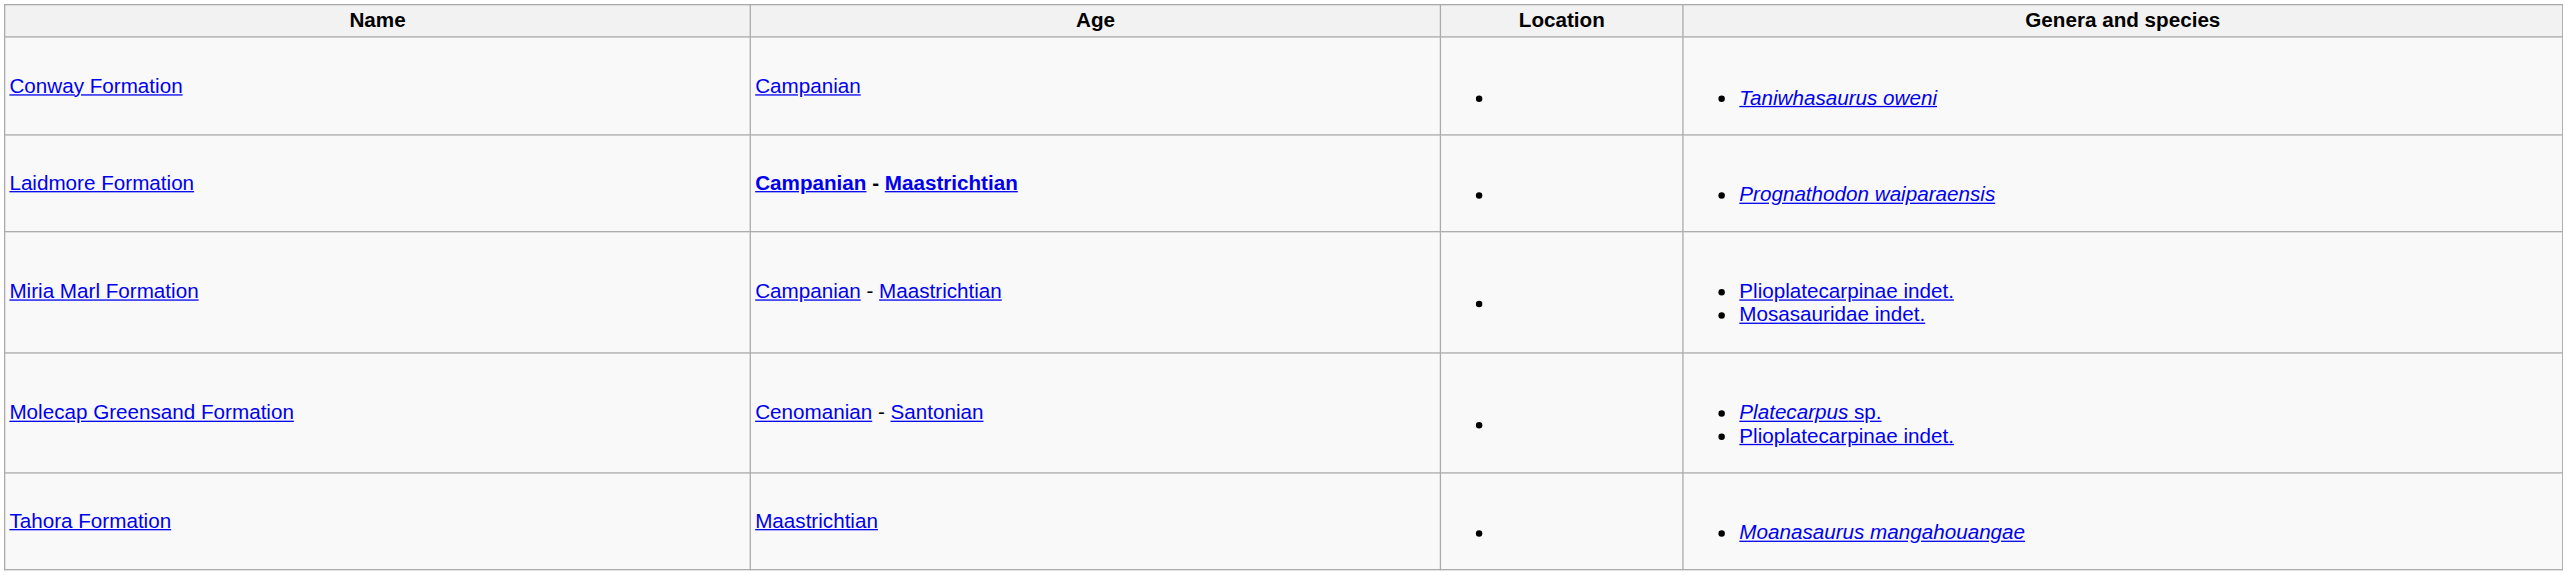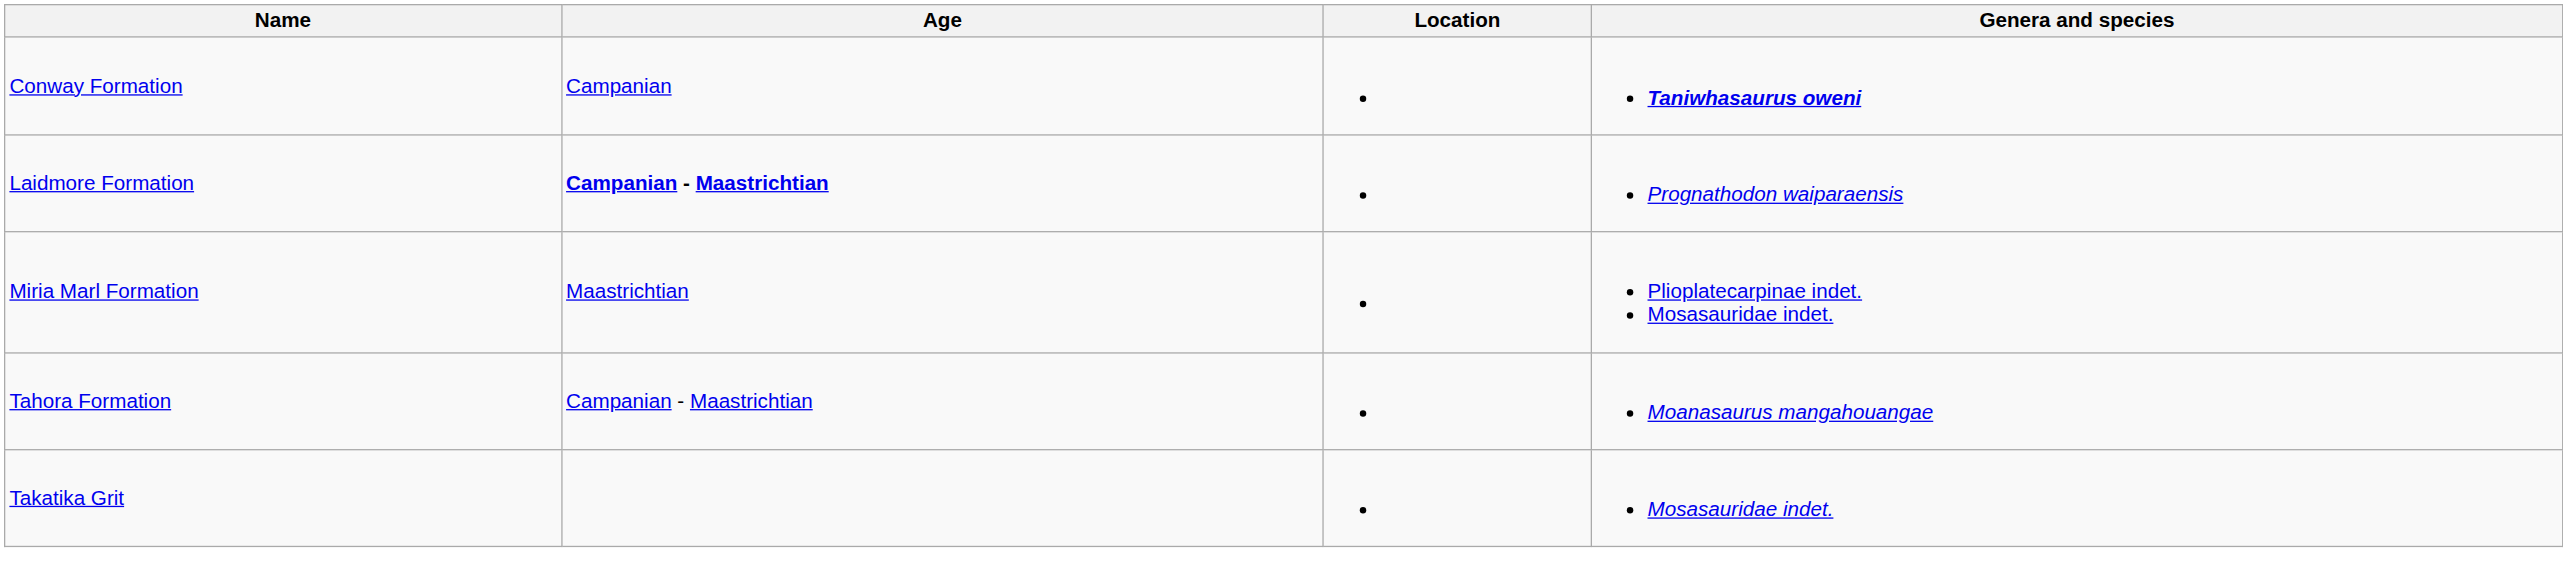(2123, 98) normal -> (2077, 98) bold
(878, 291) Campanian - Maastrichtian -> (627, 291) Maastrichtian
- row: (152, 412)
(817, 521) Maastrichtian -> (689, 400) Campanian - Maastrichtian
+ row: (67, 498)
